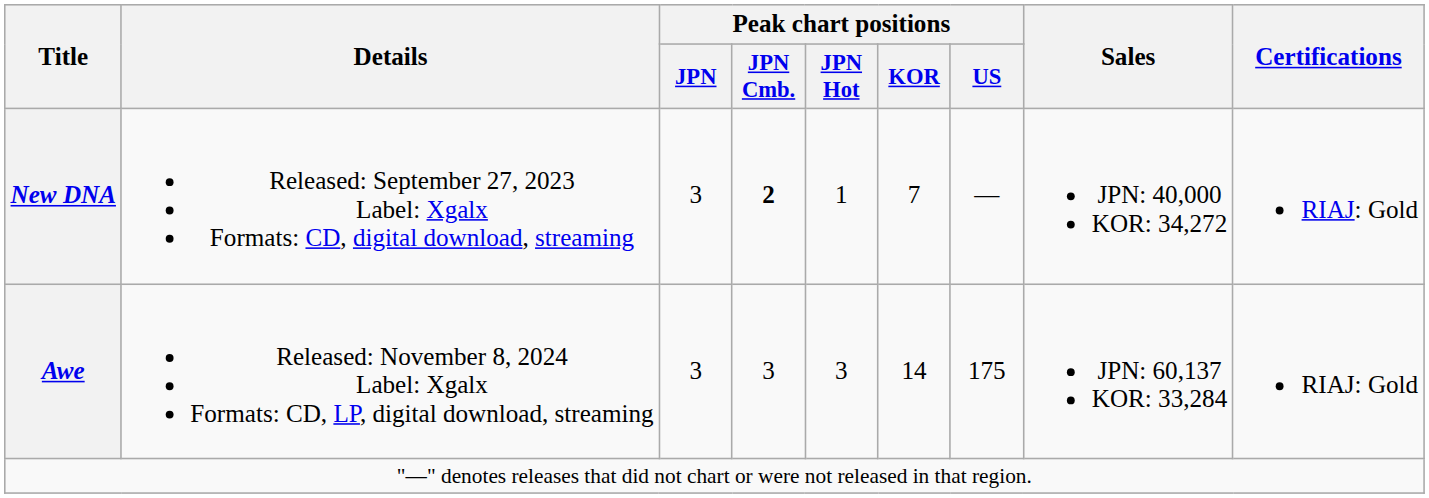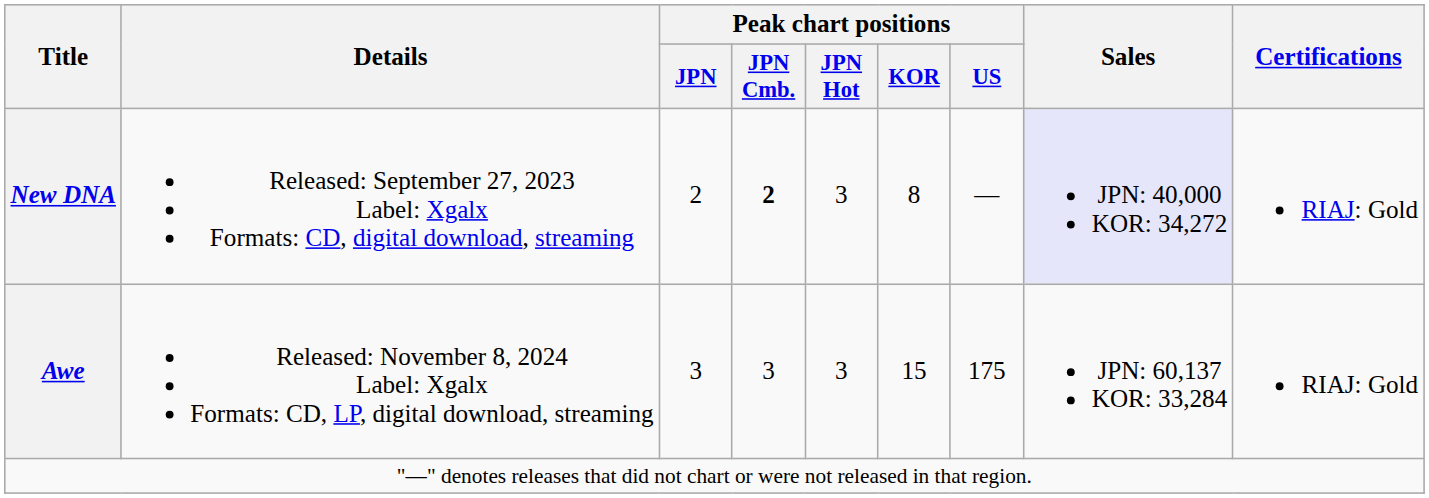(696, 195) 3 -> (696, 195) 2
(841, 195) 1 -> (841, 195) 3
(914, 195) 7 -> (914, 195) 8
(1128, 210) no background -> (1128, 210) lavender background
(914, 370) 14 -> (914, 370) 15
